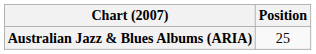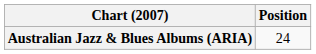(283, 37) 25 -> (283, 37) 24
